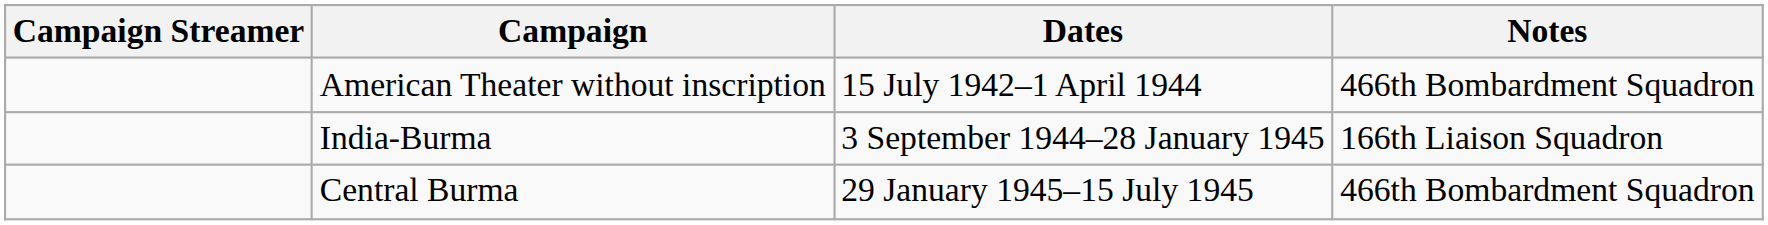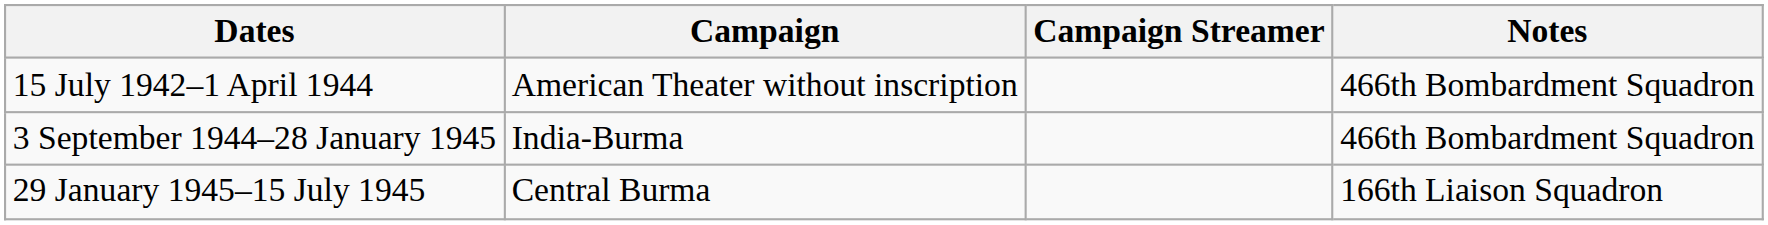columns swapped: (159, 31) <-> (1083, 31)
(1502, 137) 166th Liaison Squadron -> (1547, 137) 466th Bombardment Squadron
(1547, 191) 466th Bombardment Squadron -> (1502, 191) 166th Liaison Squadron
